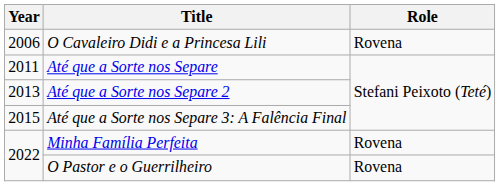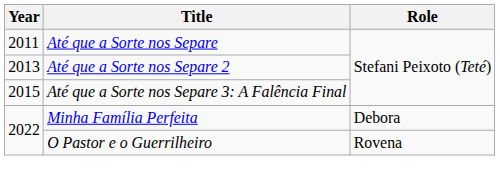- row: (157, 42)
(378, 142) Rovena -> (377, 117) Debora
